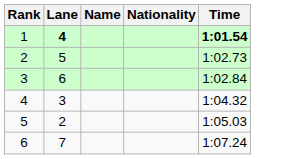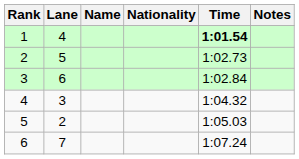+ column: (272, 15)
(62, 36) bold -> (62, 36) normal
